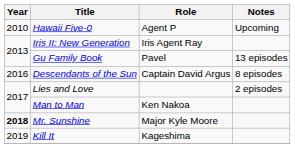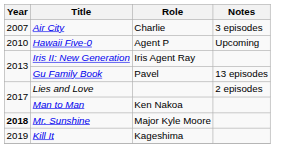+ row: (48, 27)
- row: (85, 74)
